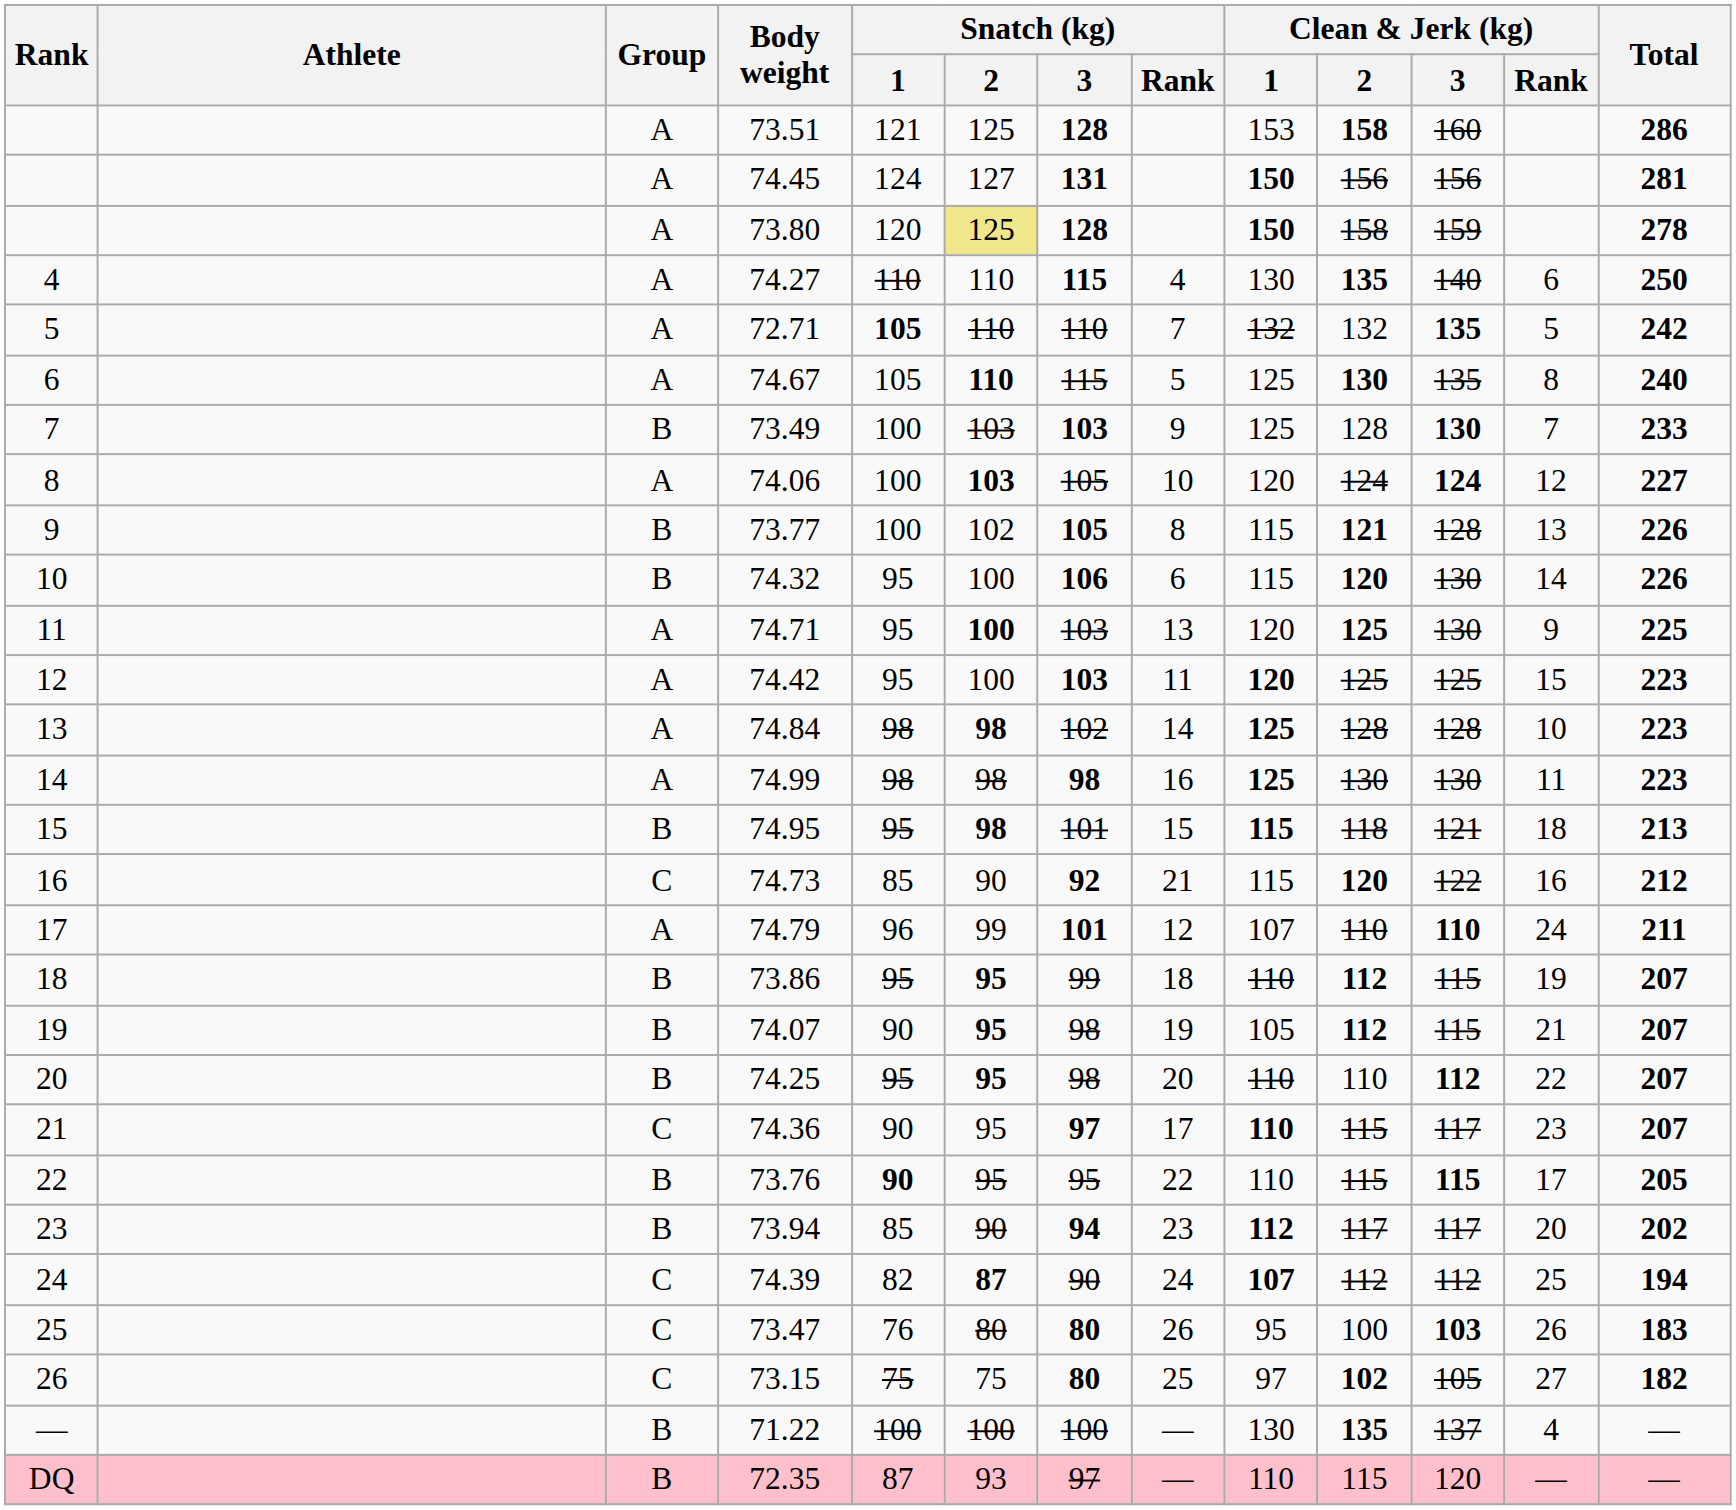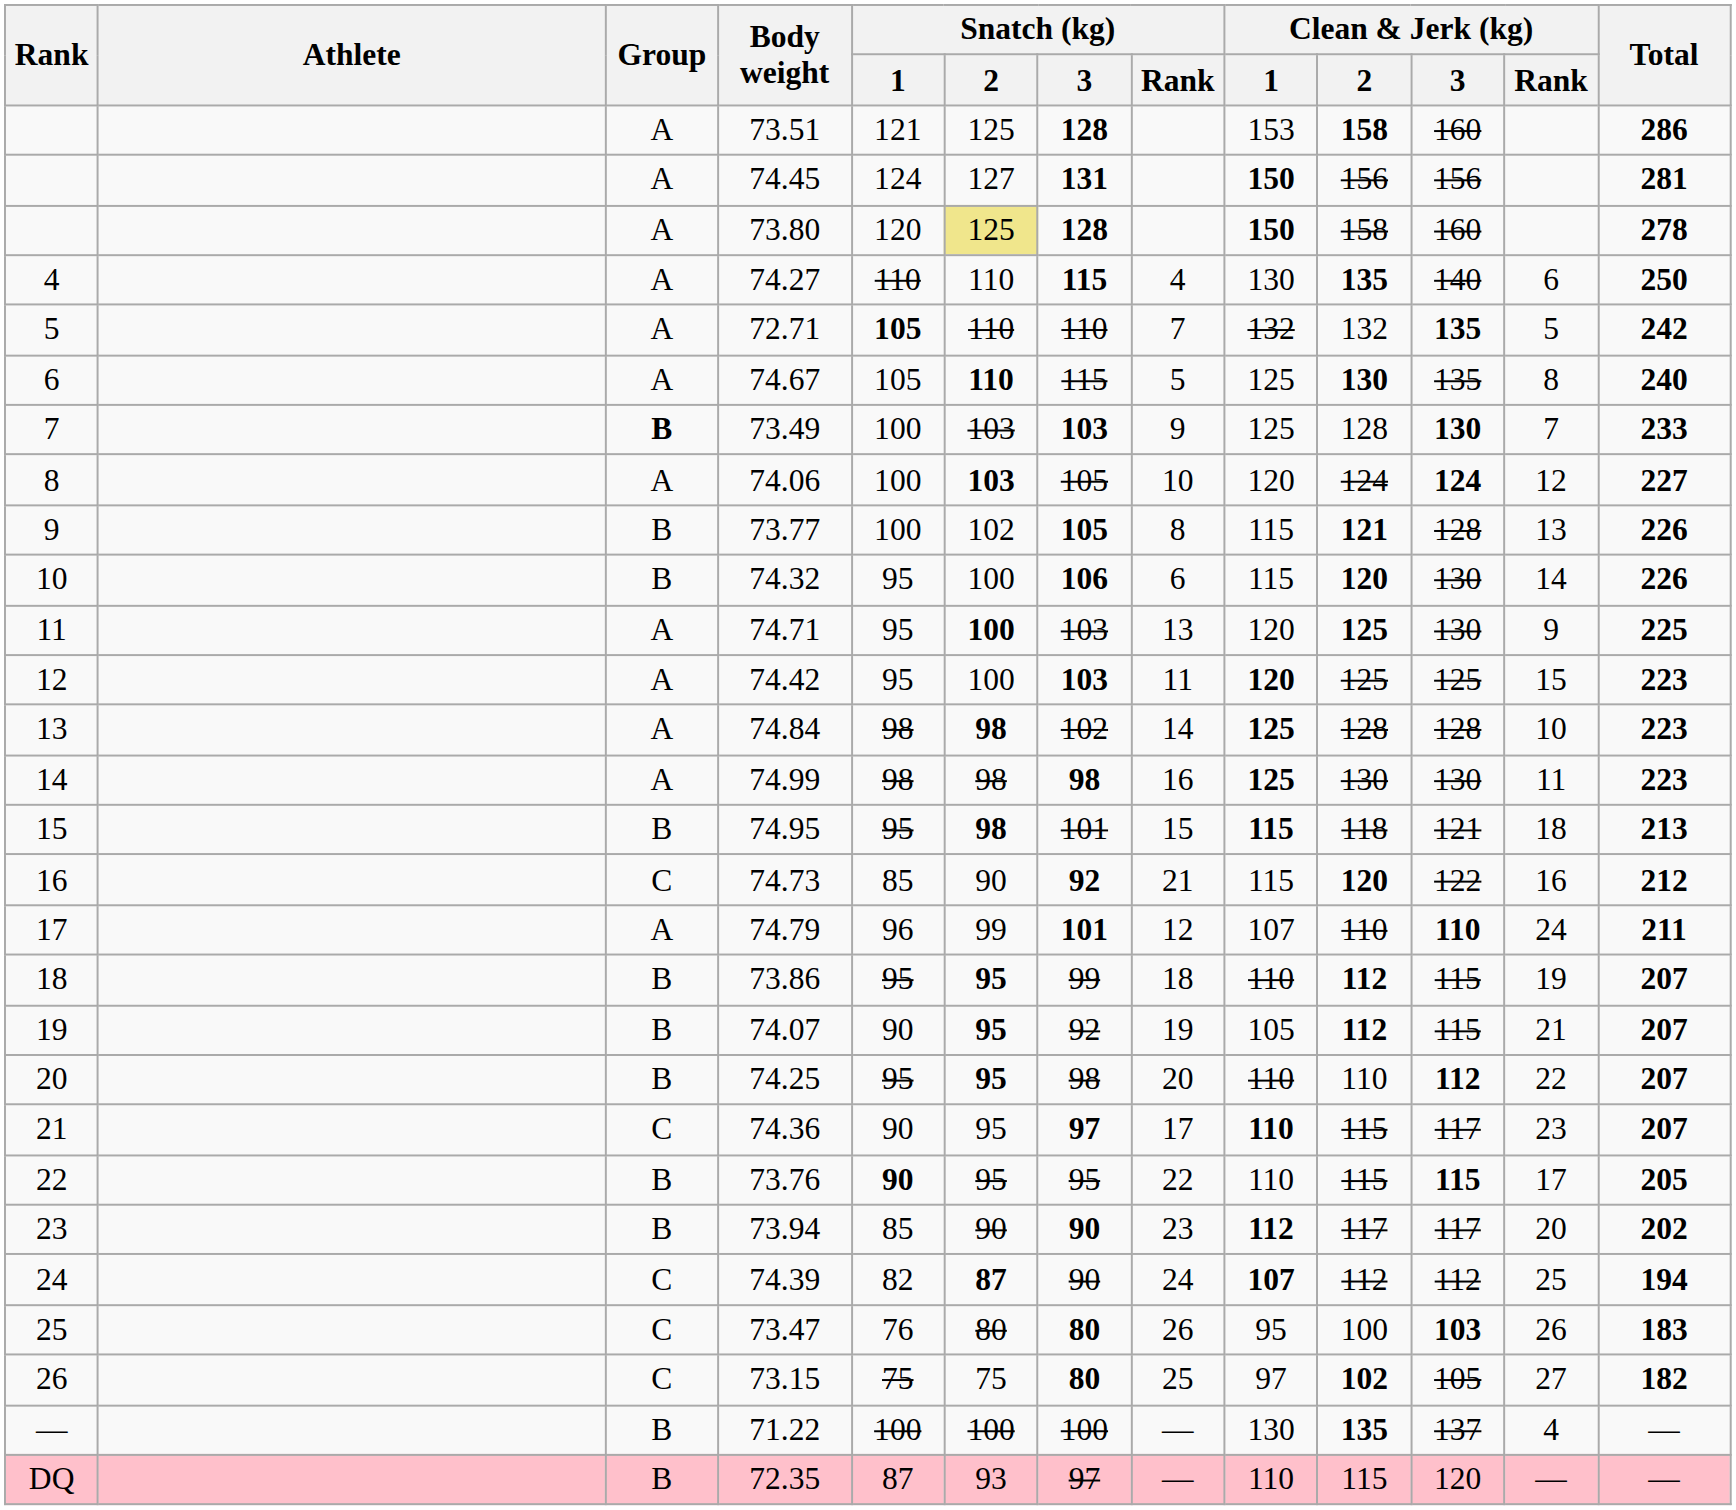(1458, 229) 159 -> (1458, 229) 160
(662, 429) normal -> (662, 429) bold
(1084, 1029) 98 -> (1084, 1029) 92
(1084, 1229) 94 -> (1084, 1229) 90
